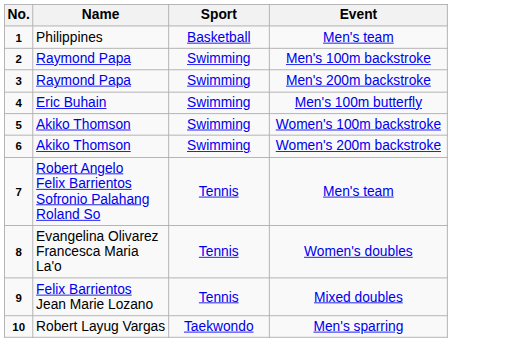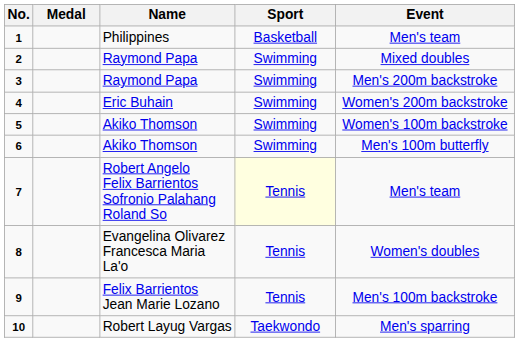+ column: (66, 15)
(358, 59) Men's 100m backstroke -> (425, 59) Mixed doubles
(358, 102) Men's 100m butterfly -> (425, 102) Women's 200m backstroke
(358, 146) Women's 200m backstroke -> (425, 146) Men's 100m butterfly
(219, 191) no background -> (285, 191) lightyellow background
(358, 296) Mixed doubles -> (425, 296) Men's 100m backstroke
